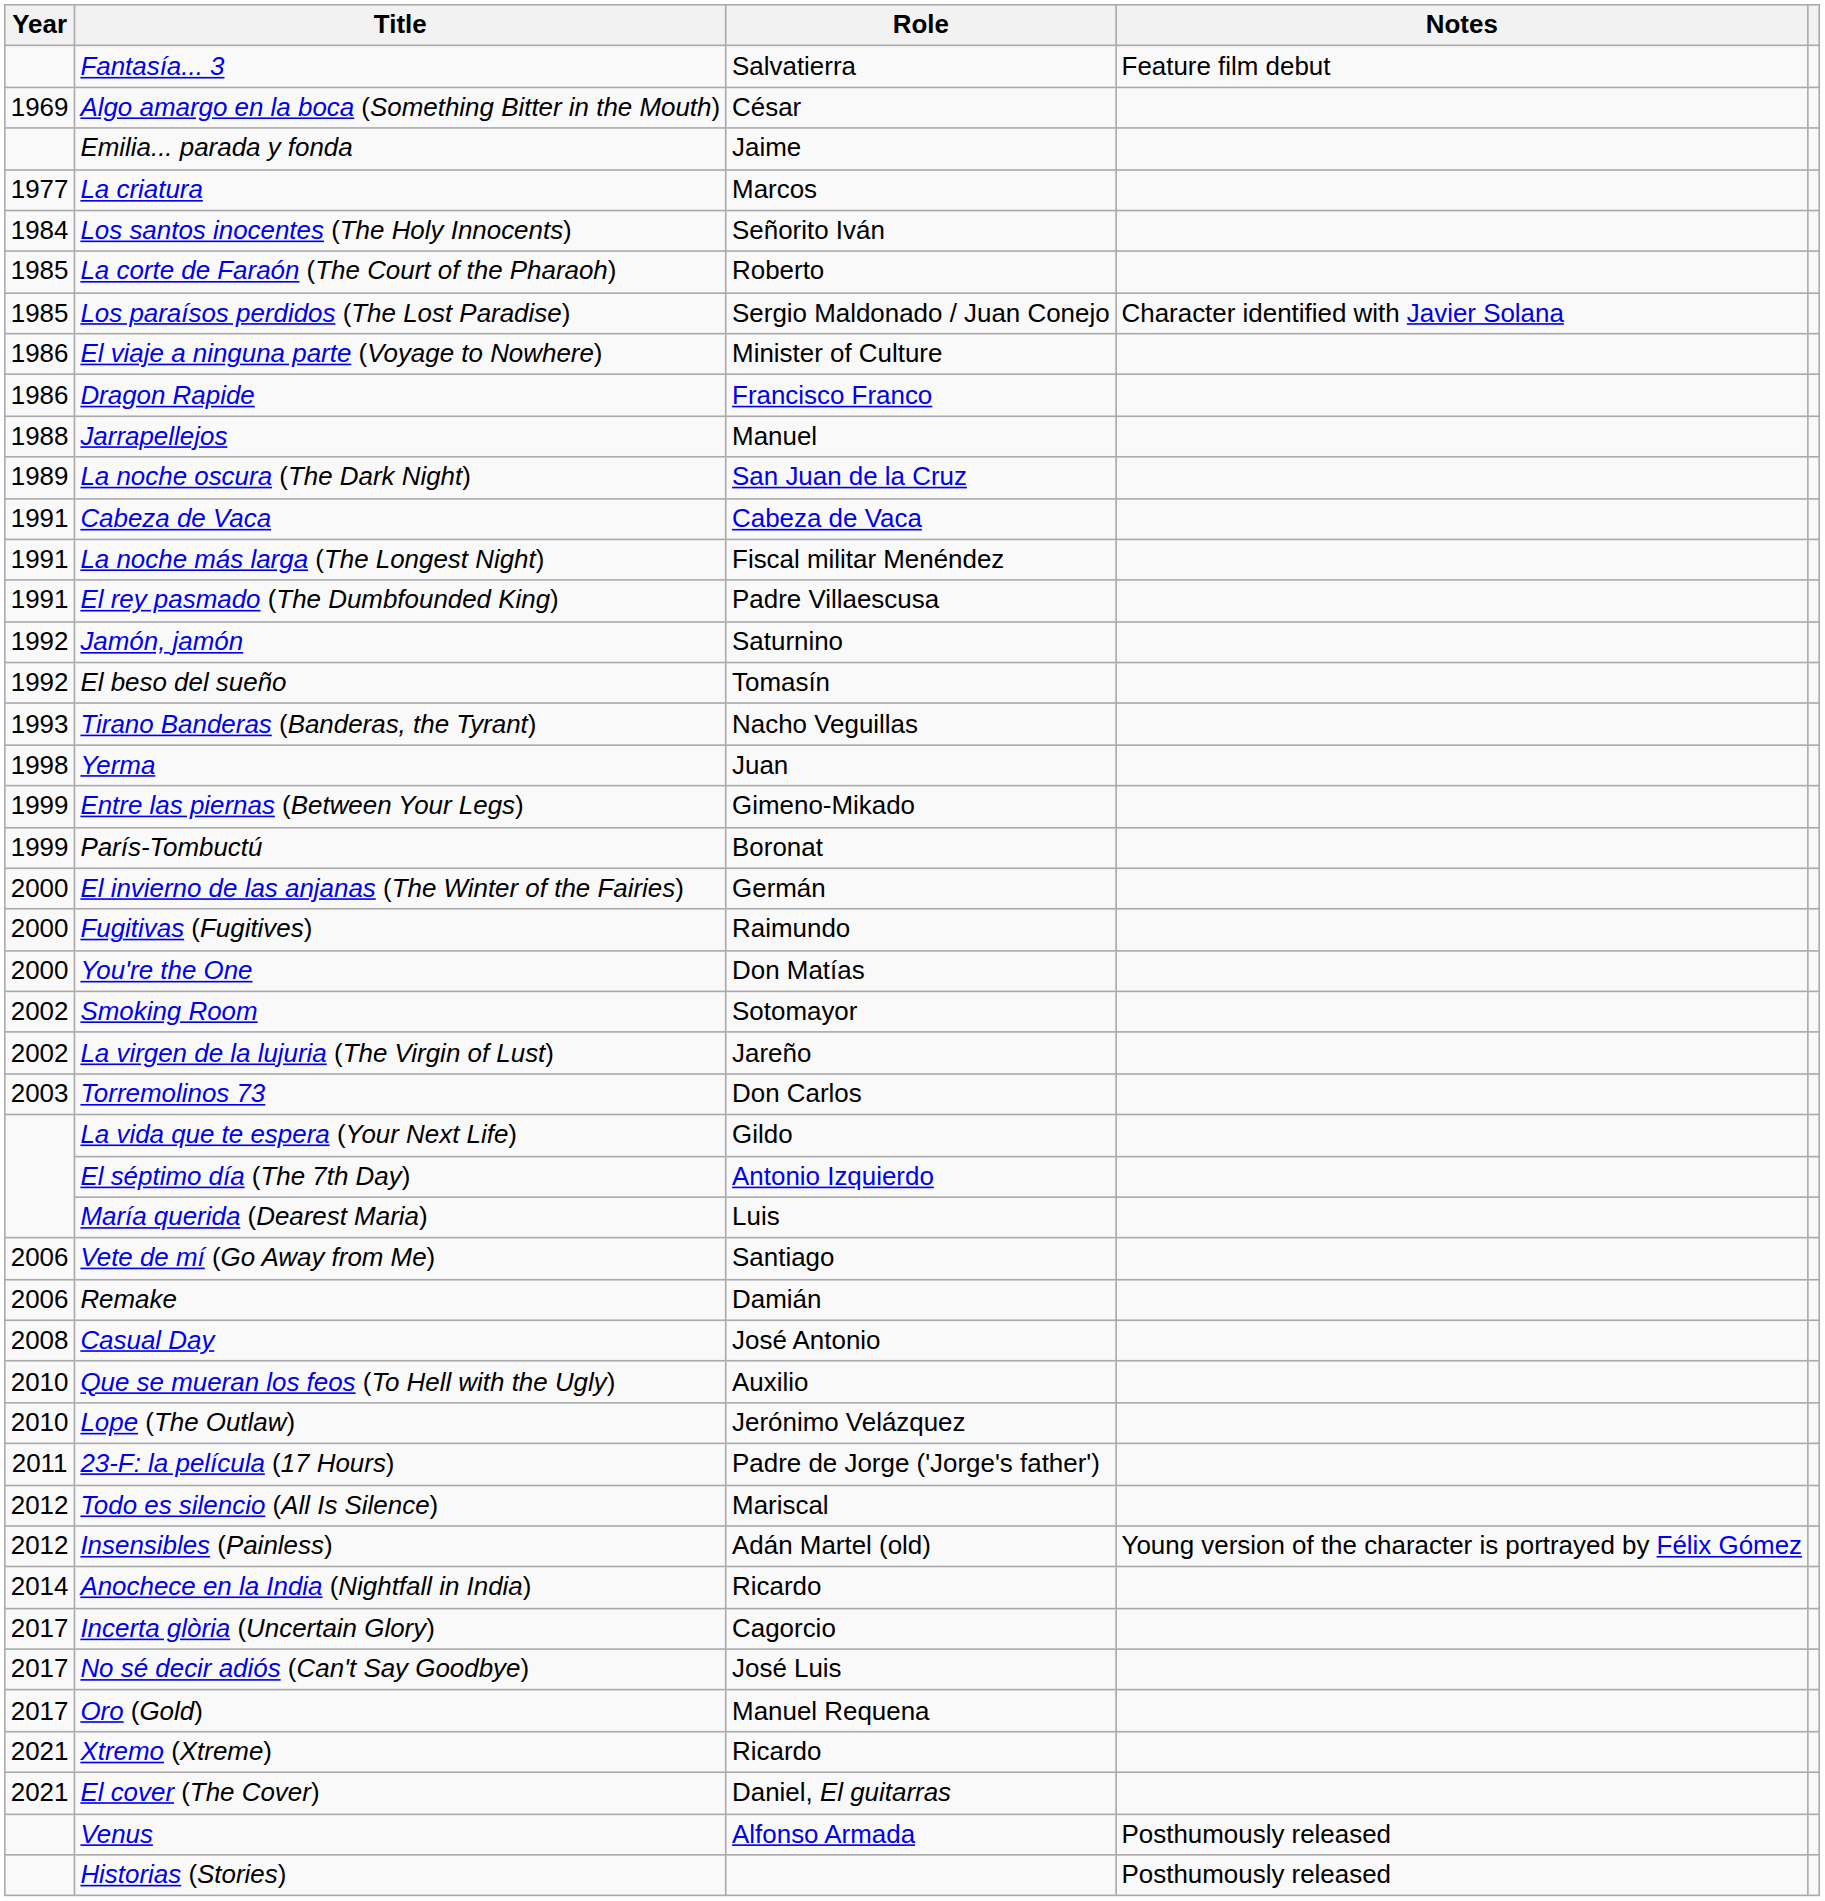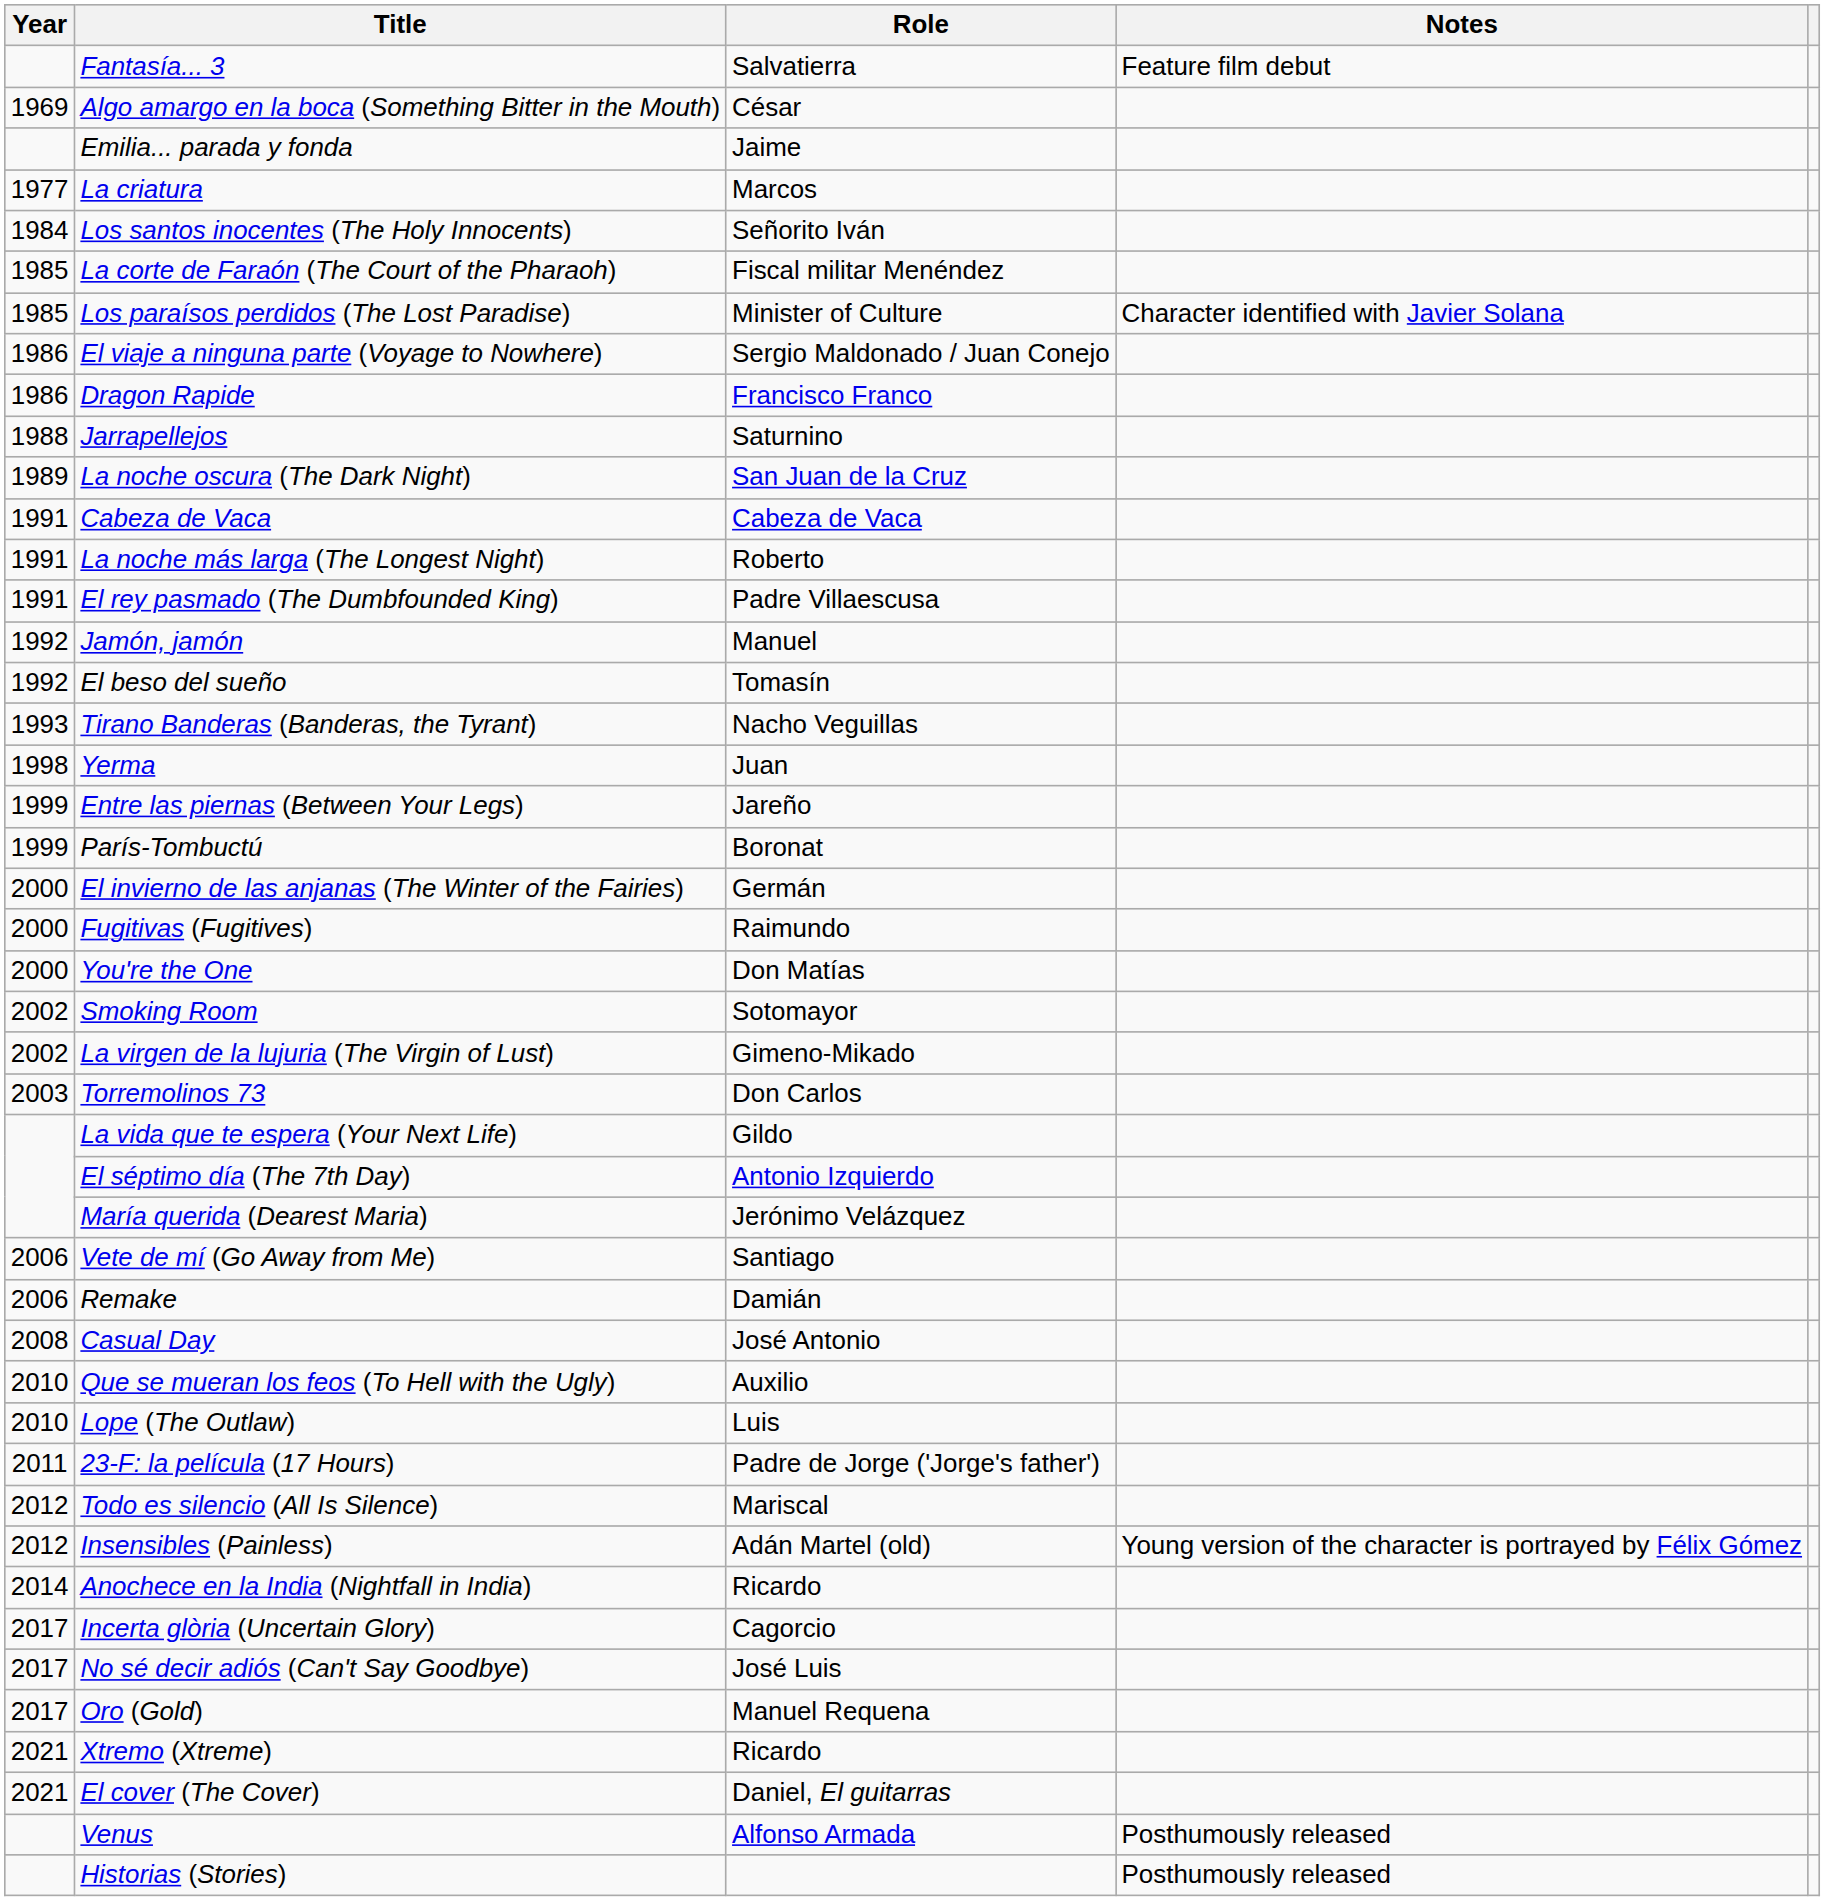(778, 271) Roberto -> (868, 271) Fiscal militar Menéndez
(921, 312) Sergio Maldonado / Juan Conejo -> (837, 312) Minister of Culture
(837, 353) Minister of Culture -> (921, 353) Sergio Maldonado / Juan Conejo
(775, 436) Manuel -> (788, 436) Saturnino
(868, 559) Fiscal militar Menéndez -> (778, 559) Roberto
(788, 641) Saturnino -> (775, 641) Manuel
(824, 806) Gimeno-Mikado -> (772, 806) Jareño
(772, 1052) Jareño -> (824, 1052) Gimeno-Mikado
(756, 1217) Luis -> (849, 1217) Jerónimo Velázquez
(849, 1422) Jerónimo Velázquez -> (756, 1422) Luis
